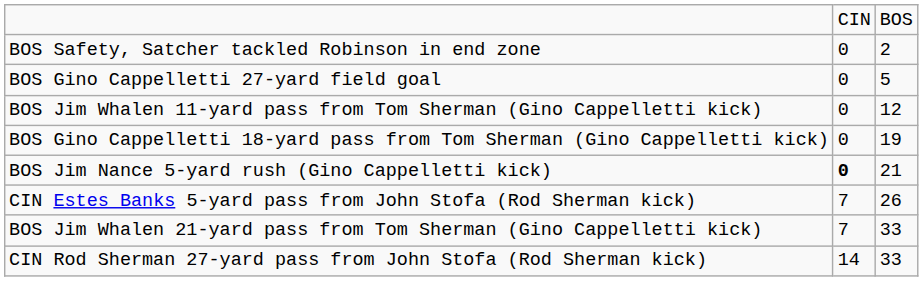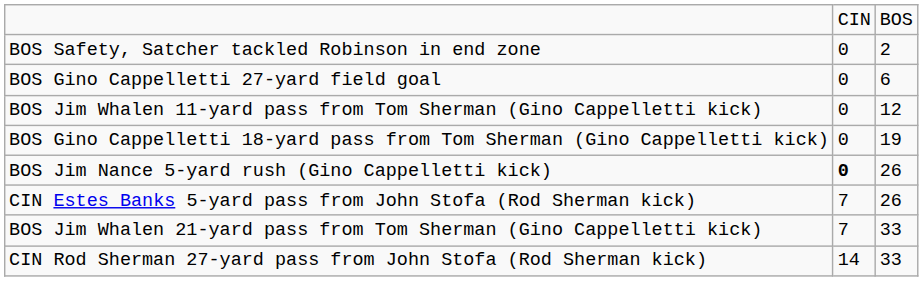(885, 80) 5 -> (885, 80) 6
(891, 170) 21 -> (891, 170) 26
